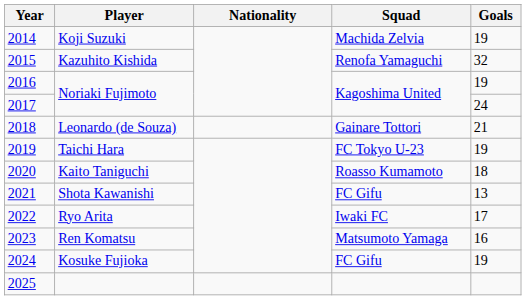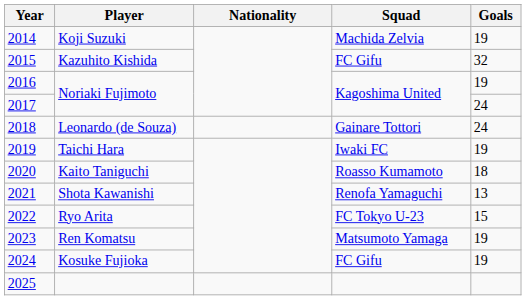(389, 60) Renofa Yamaguchi -> (358, 60) FC Gifu
(481, 127) 21 -> (481, 127) 24
(380, 149) FC Tokyo U-23 -> (362, 149) Iwaki FC
(358, 194) FC Gifu -> (389, 194) Renofa Yamaguchi
(362, 216) Iwaki FC -> (380, 216) FC Tokyo U-23
(481, 216) 17 -> (481, 216) 15
(481, 238) 16 -> (481, 238) 19
